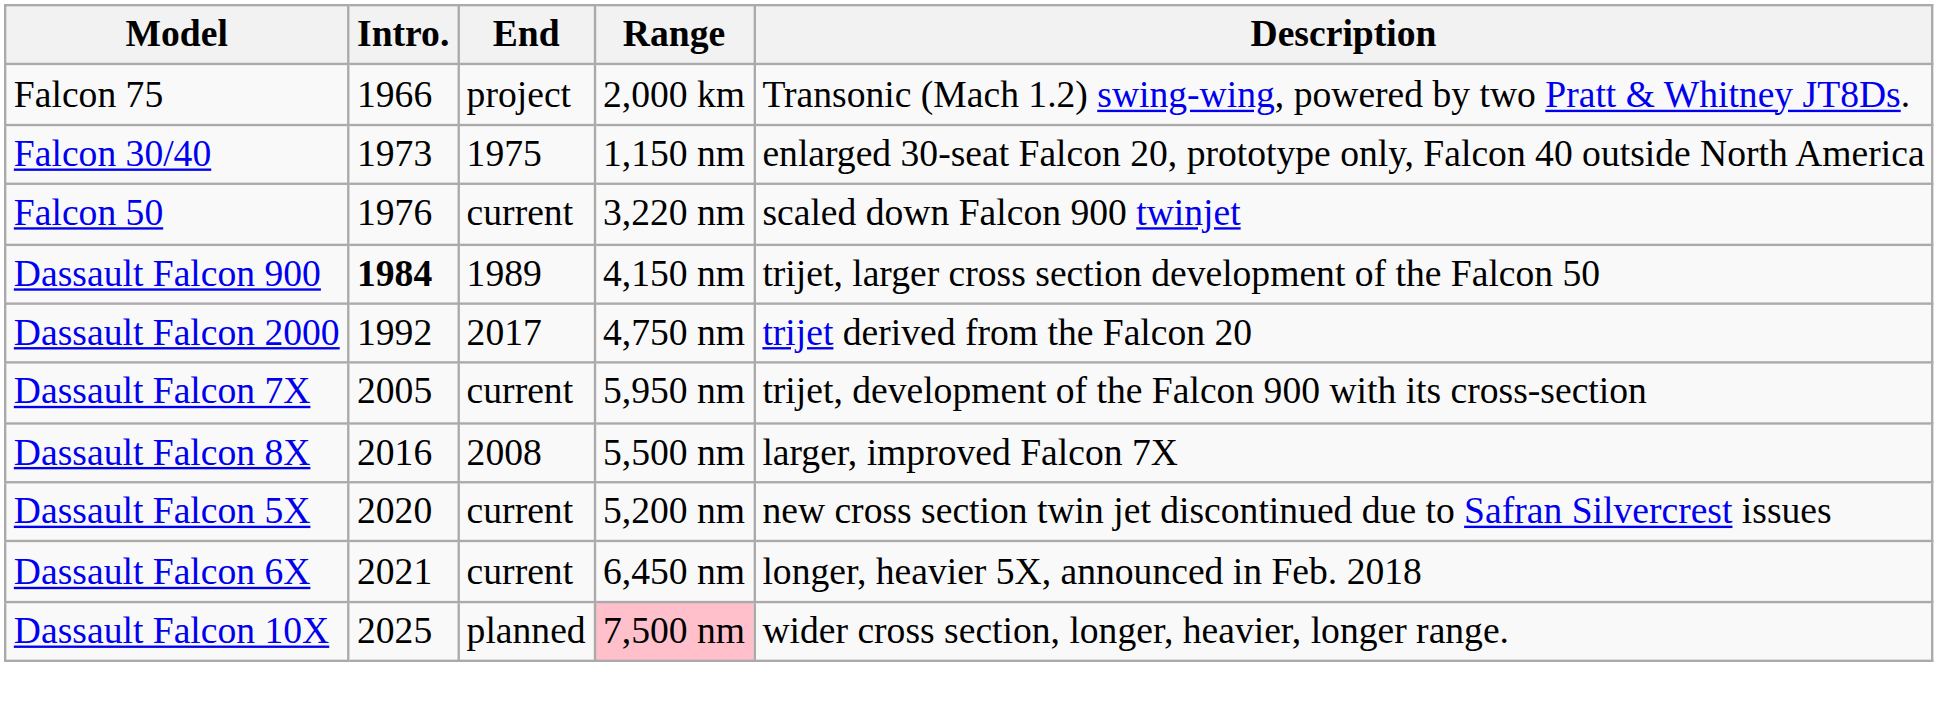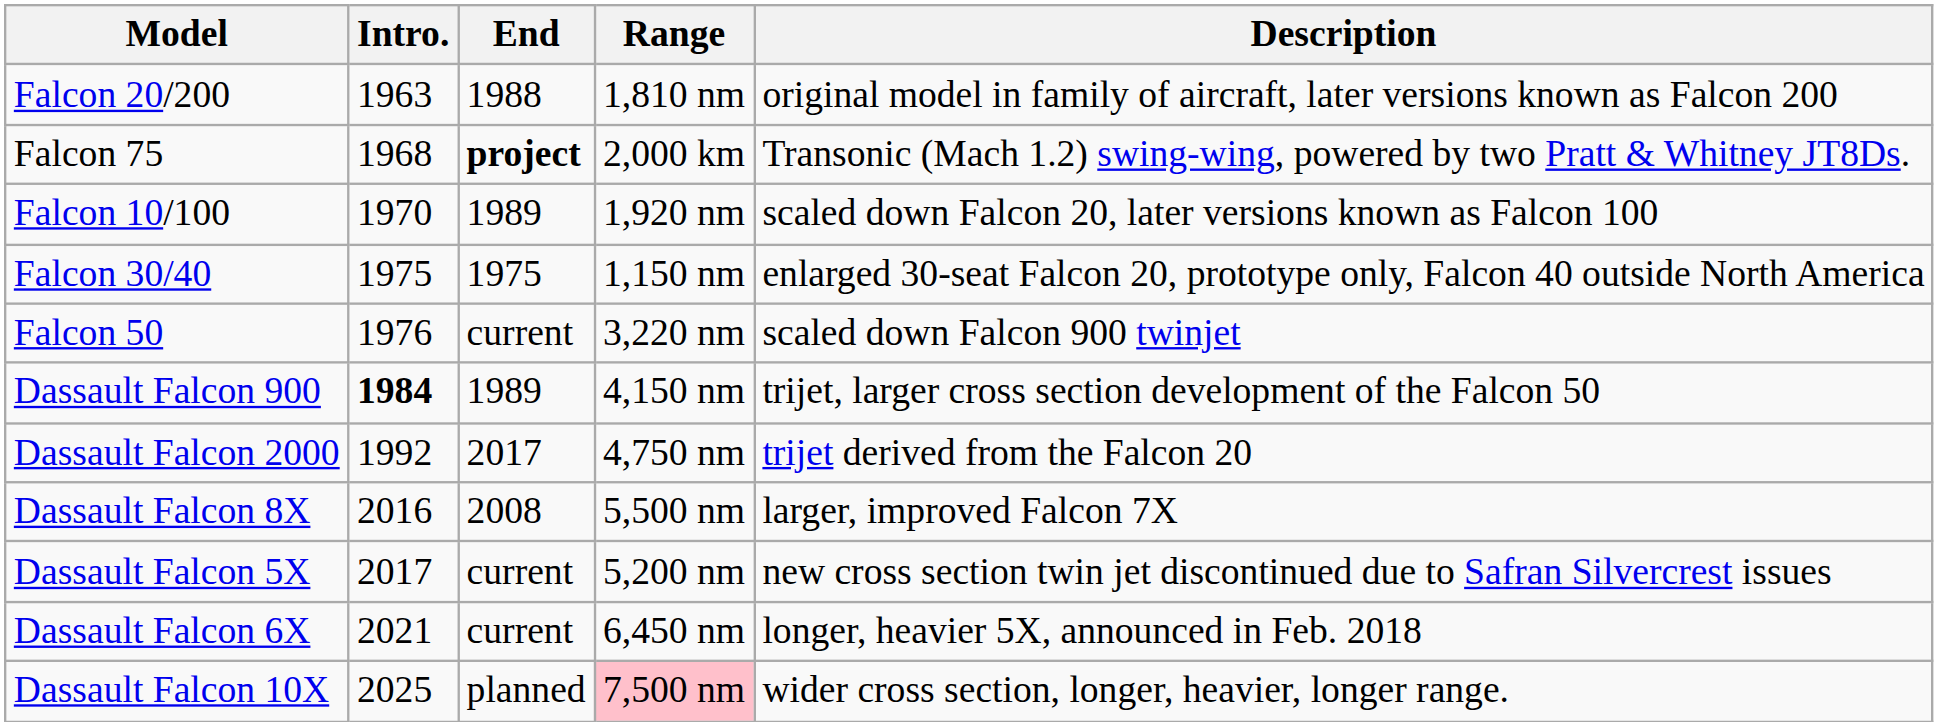+ row: (122, 93)
(395, 93) 1966 -> (395, 153) 1968
(519, 93) normal -> (524, 153) bold
+ row: (122, 213)
(395, 153) 1973 -> (395, 272) 1975
- row: (162, 392)
(395, 511) 2020 -> (395, 570) 2017
